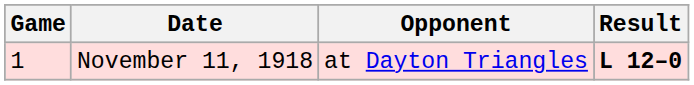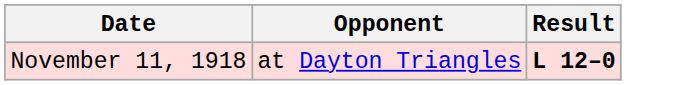- column: (38, 24)
